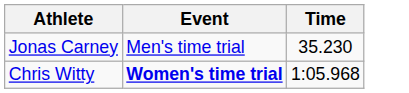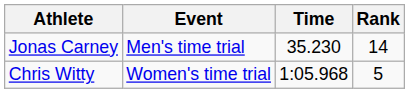+ column: (378, 19)
(204, 75) bold -> (199, 75) normal
